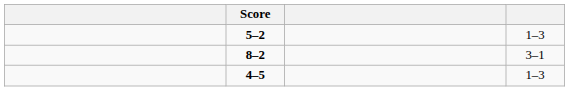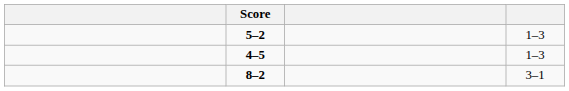rows swapped: (255, 55) <-> (255, 75)
